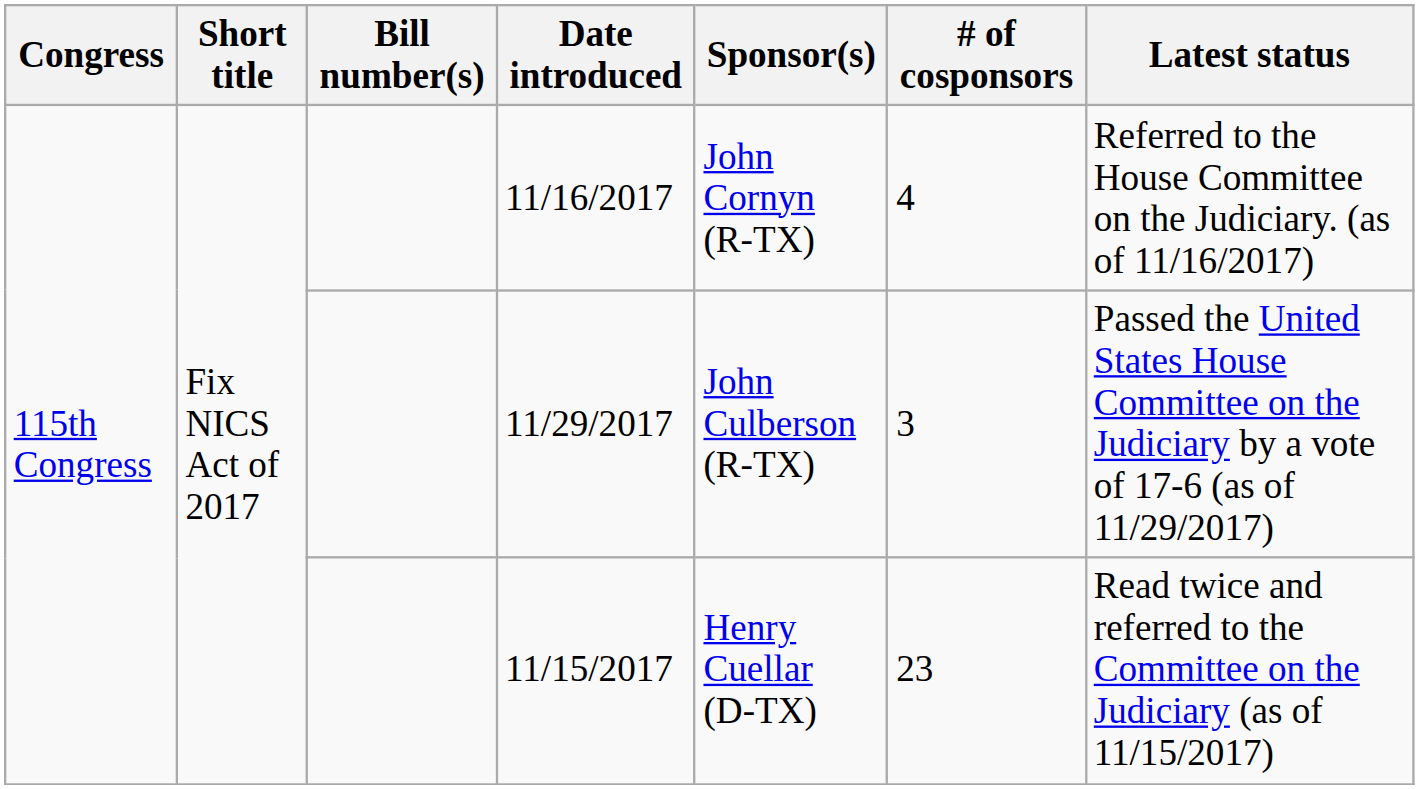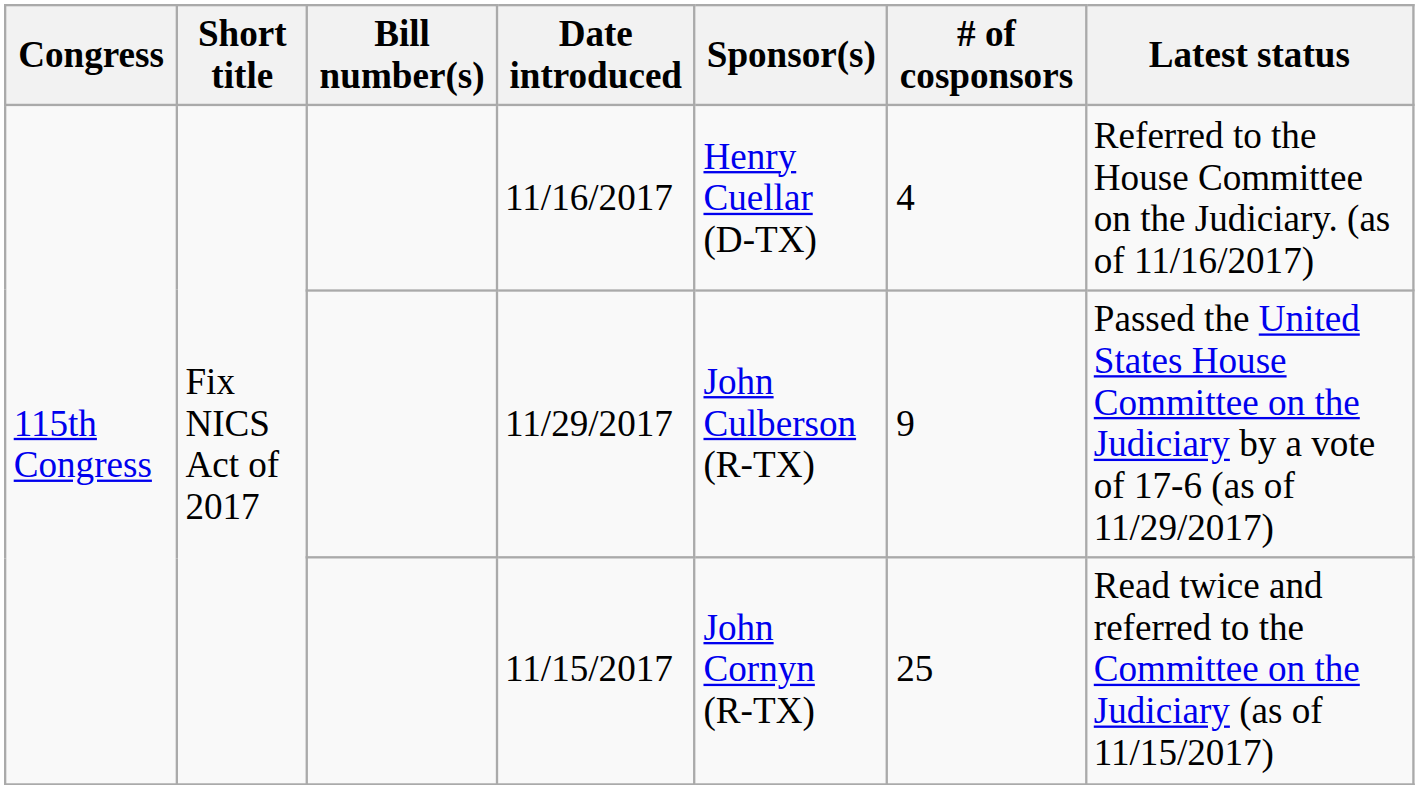(759, 197) John Cornyn (R-TX) -> (760, 197) Henry Cuellar (D-TX)
(906, 423) 3 -> (906, 423) 9
(760, 669) Henry Cuellar (D-TX) -> (759, 669) John Cornyn (R-TX)
(915, 669) 23 -> (915, 669) 25
